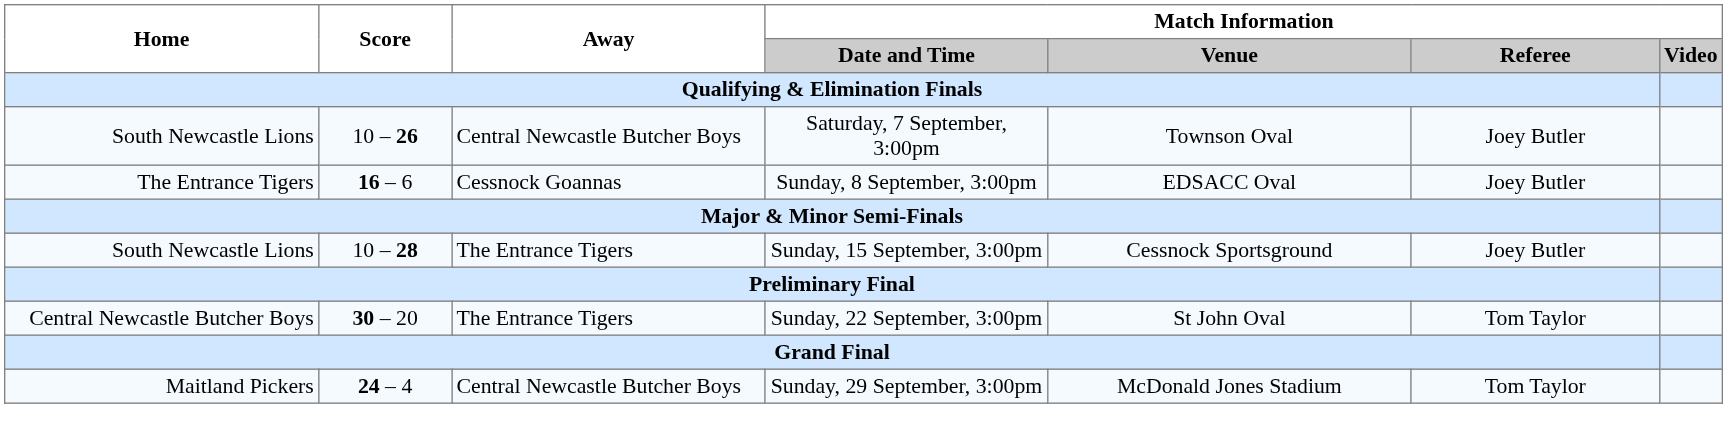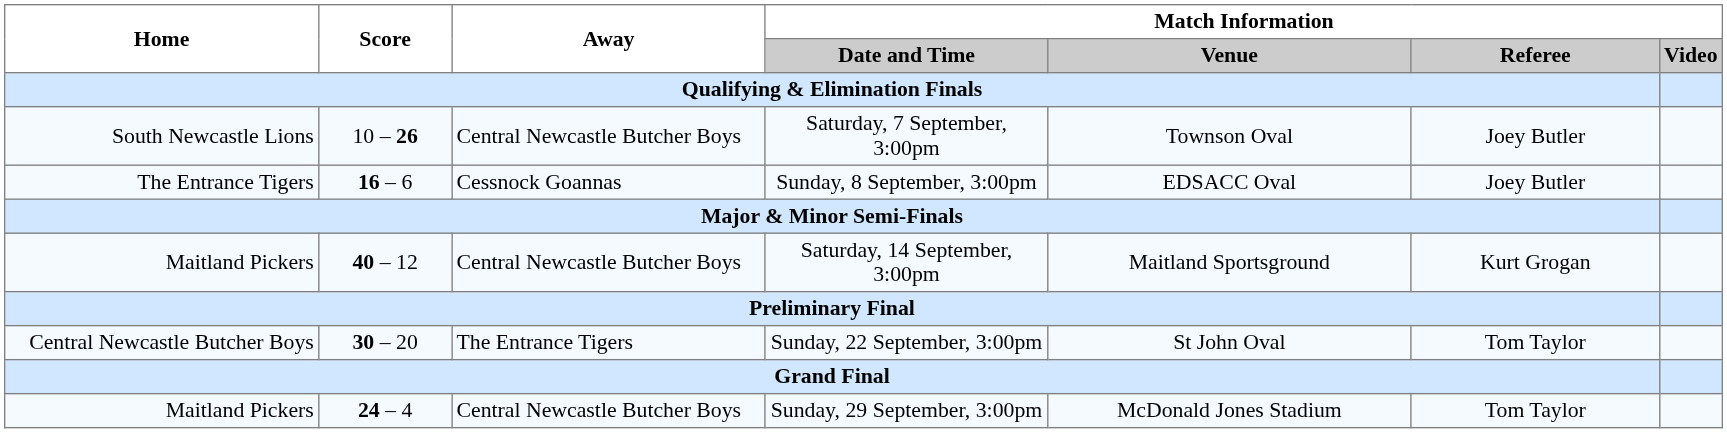+ row: (906, 262)
- row: (906, 249)
